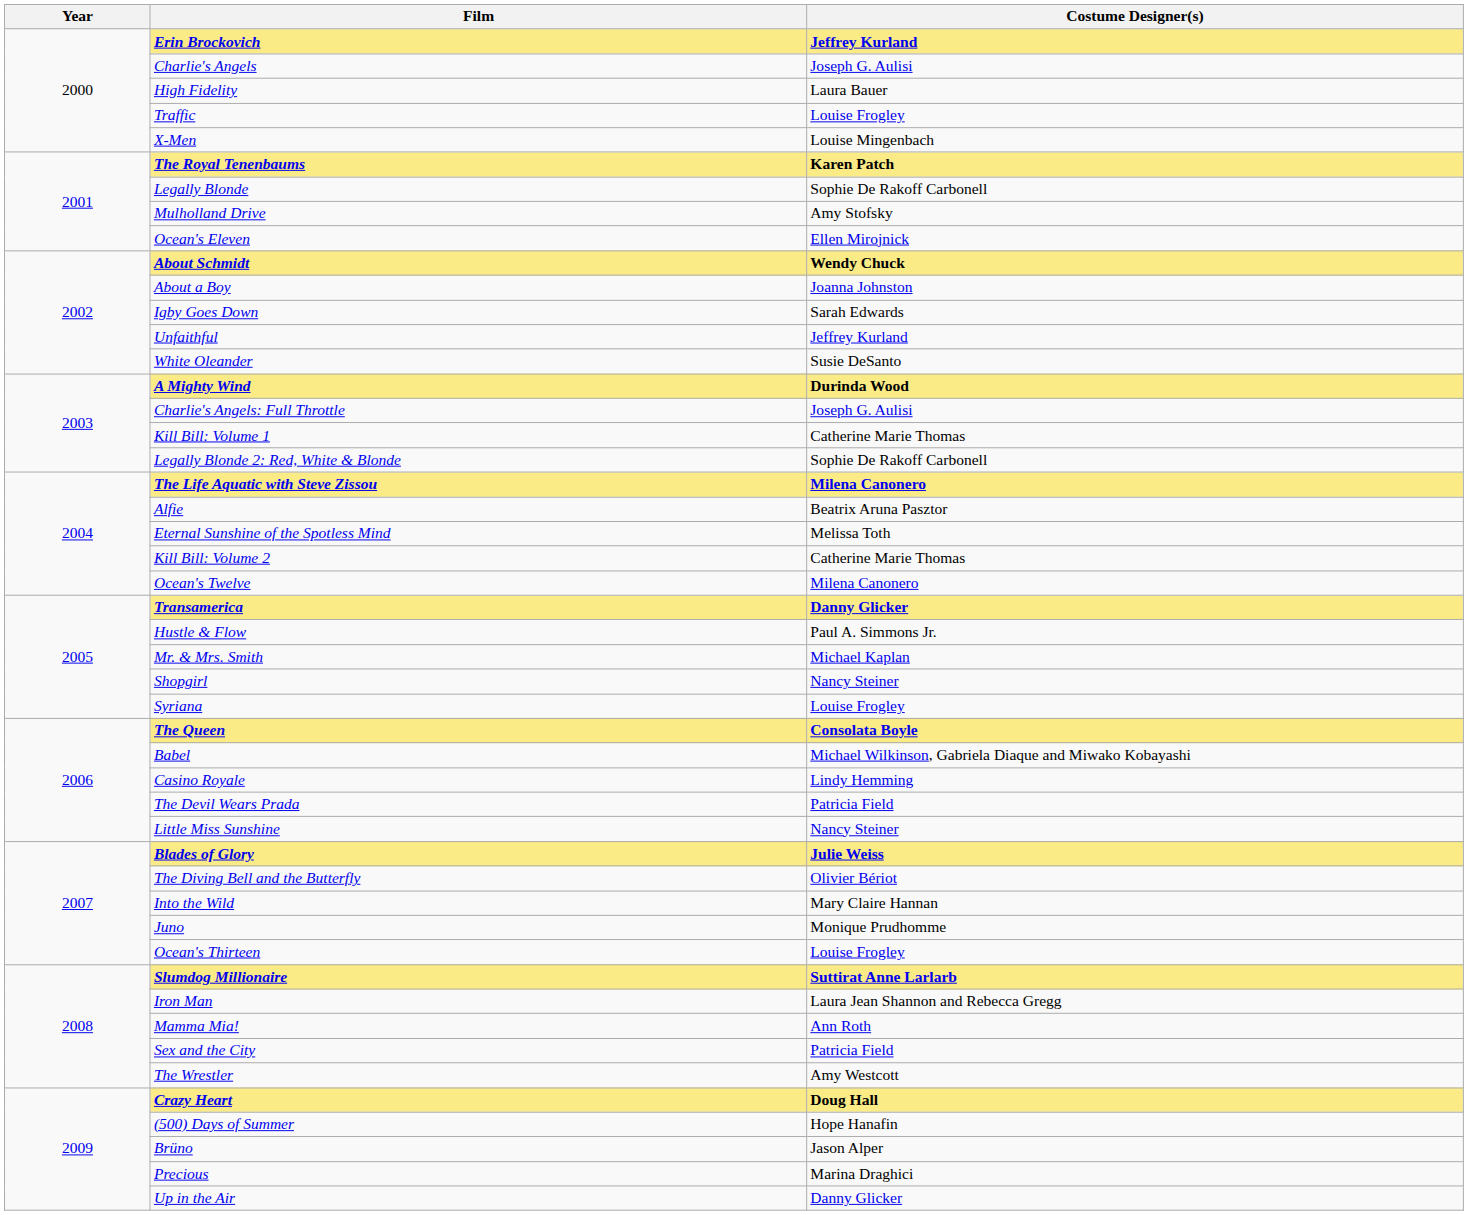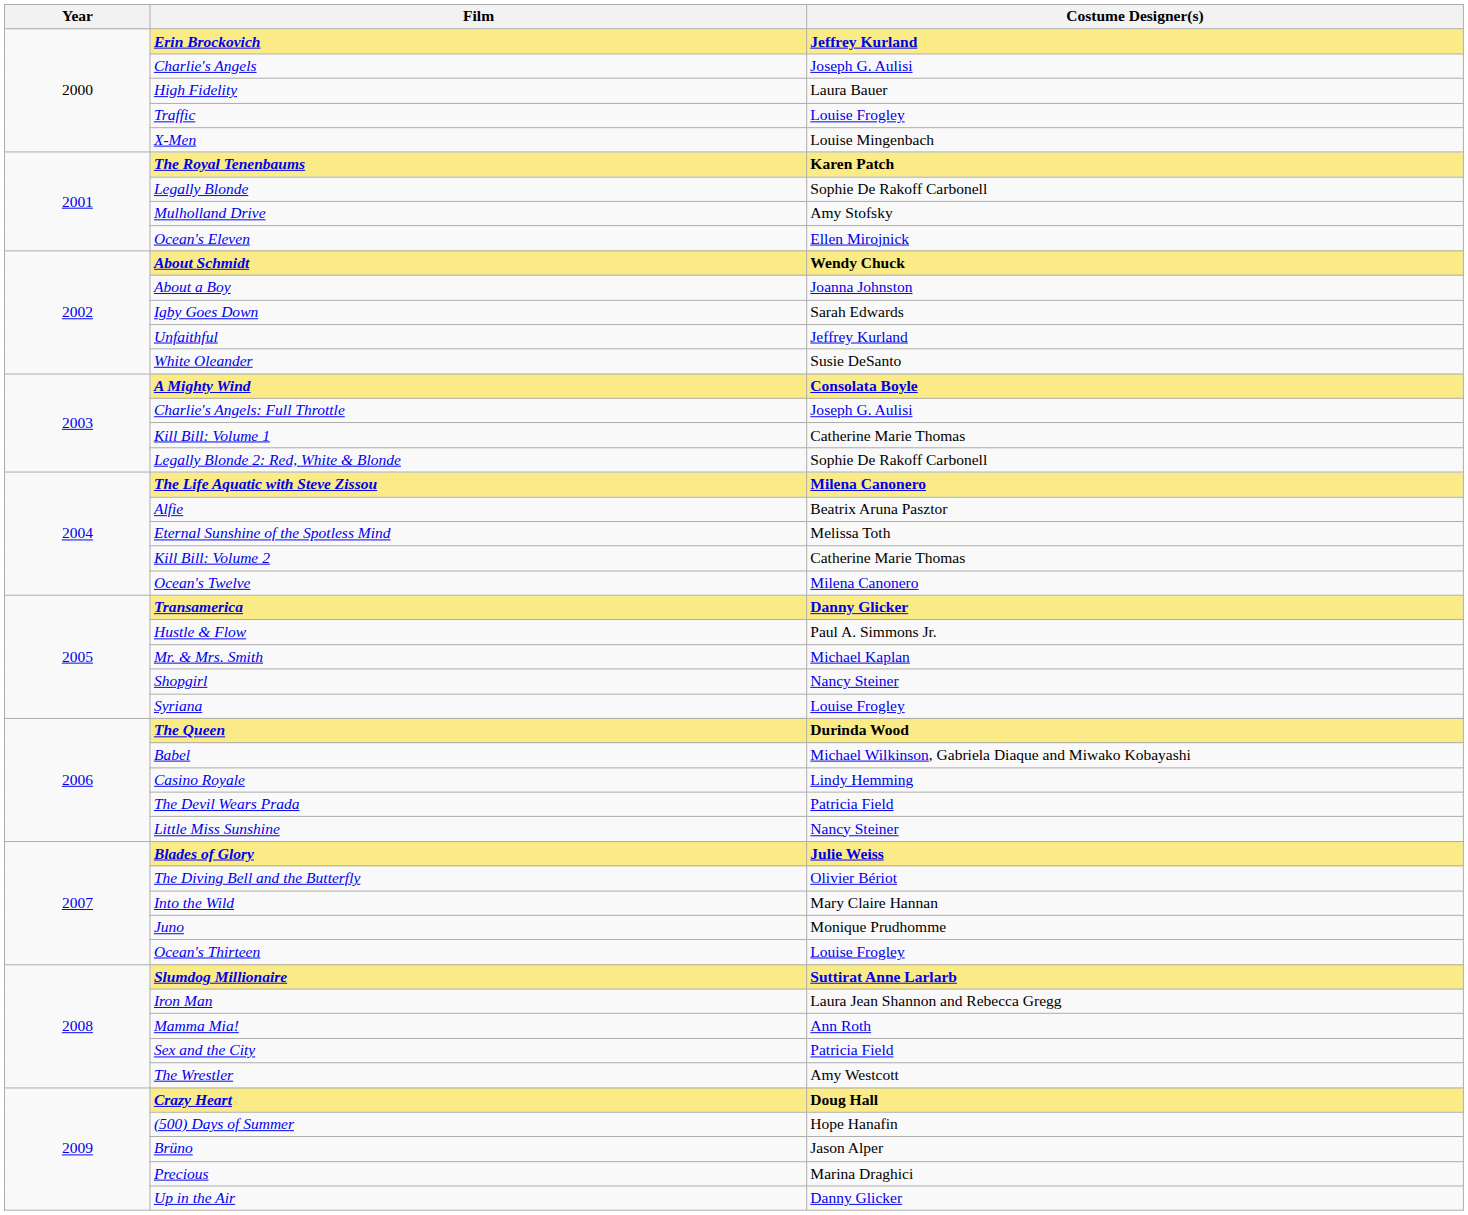(860, 386) Durinda Wood -> (864, 386) Consolata Boyle
(864, 730) Consolata Boyle -> (860, 730) Durinda Wood
